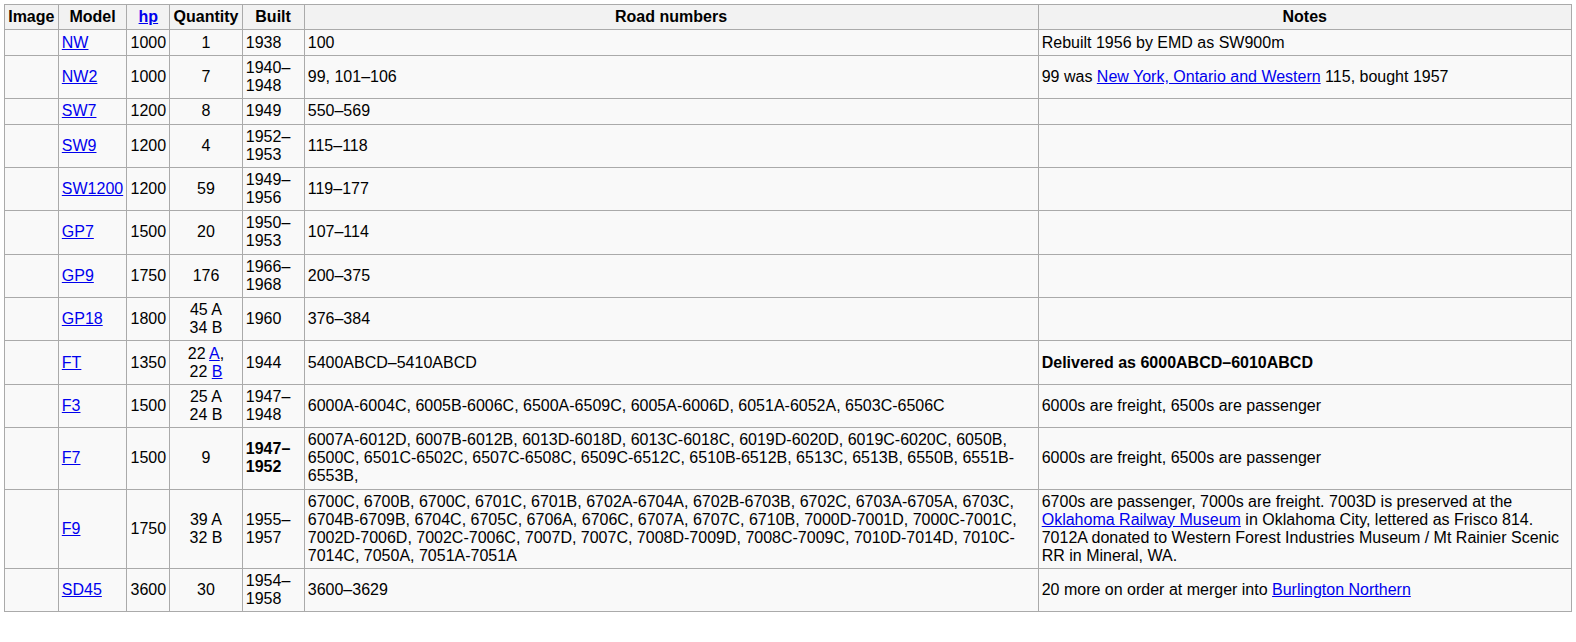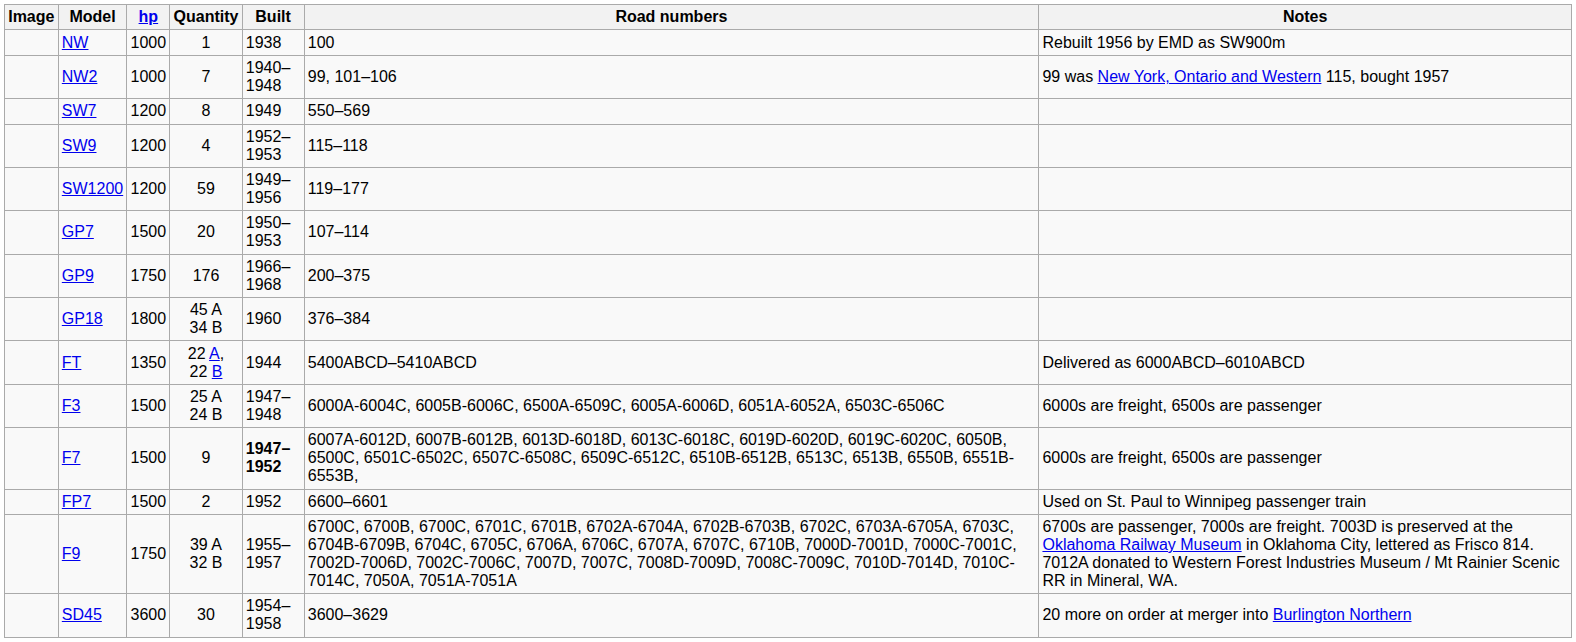(1177, 362) bold -> (1174, 362) normal
+ row: (76, 501)
